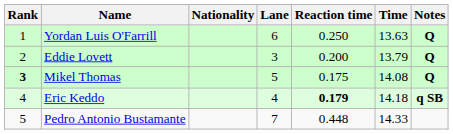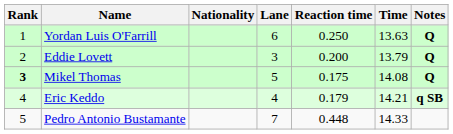(334, 98) bold -> (334, 98) normal
(393, 98) 14.18 -> (393, 98) 14.21
